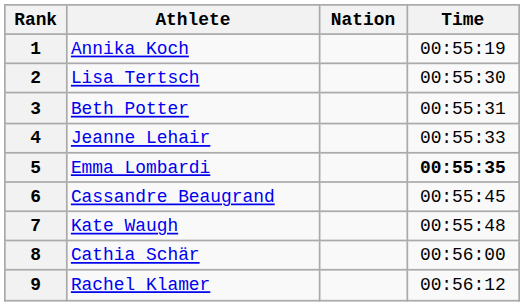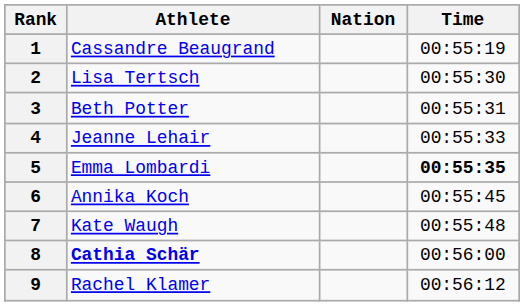(130, 50) Annika Koch -> (173, 50) Cassandre Beaugrand
(173, 197) Cassandre Beaugrand -> (130, 197) Annika Koch
(135, 256) normal -> (135, 256) bold
